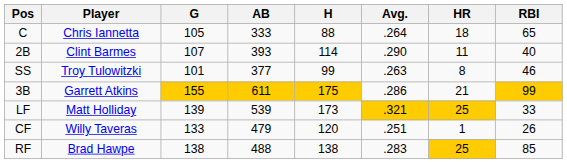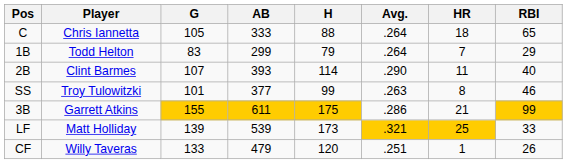+ row: (23, 52)
- row: (23, 149)
